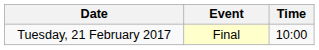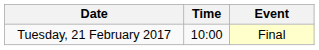columns swapped: (292, 14) <-> (226, 14)
